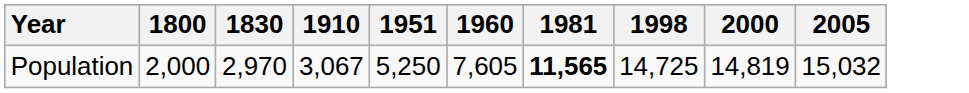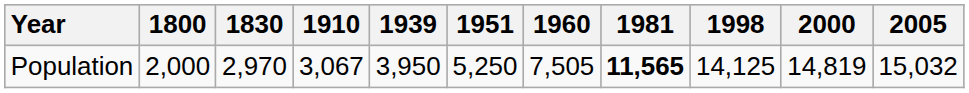+ column: (408, 25)
(485, 66) 7,605 -> (562, 66) 7,505
(659, 66) 14,725 -> (736, 66) 14,125
